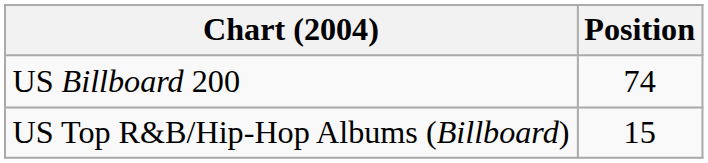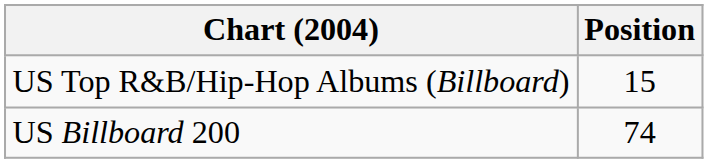rows swapped: (126, 81) <-> (291, 132)
